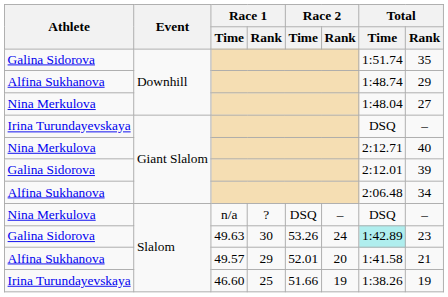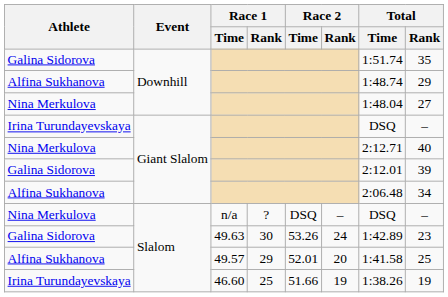(382, 236) paleturquoise background -> (382, 236) no background
(425, 258) 21 -> (425, 258) 25
